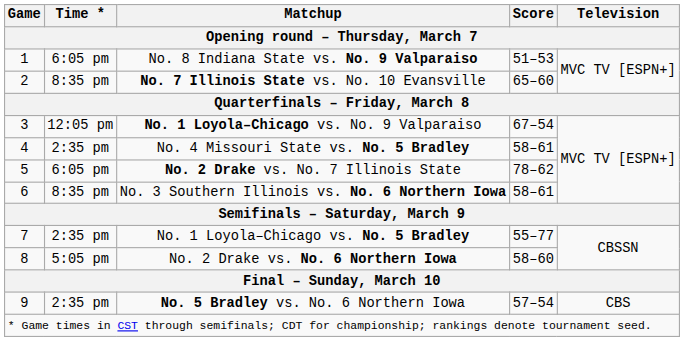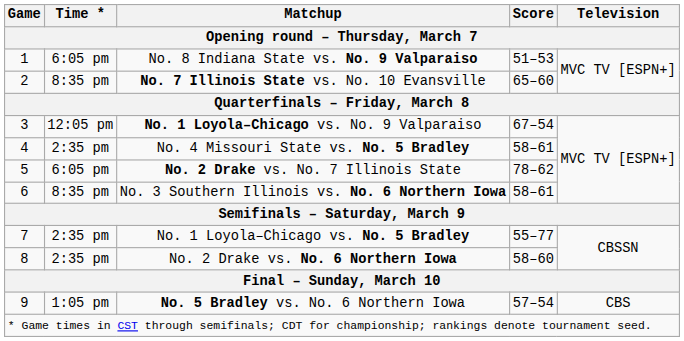(80, 259) 5:05 pm -> (80, 259) 2:35 pm
(80, 304) 2:35 pm -> (80, 304) 1:05 pm
